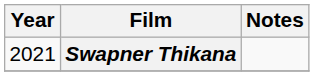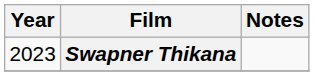(33, 53) 2021 -> (33, 53) 2023
